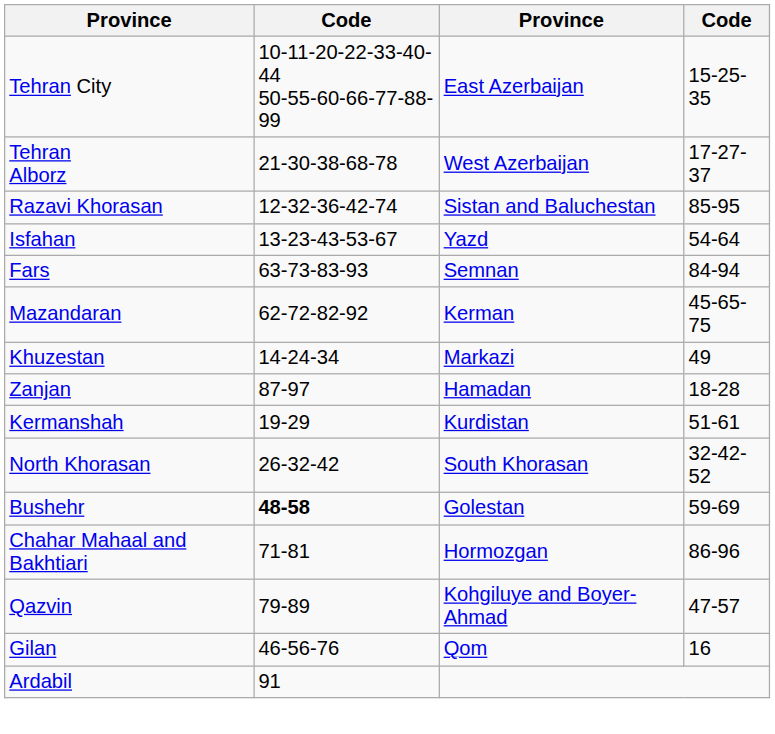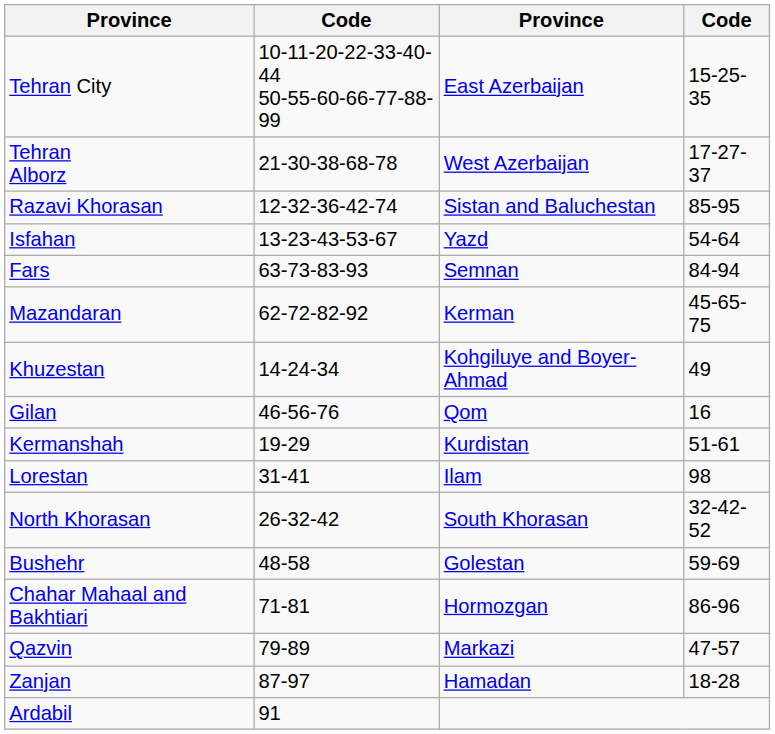(479, 357) Markazi -> (540, 369) Kohgiluye and Boyer-Ahmad
rows swapped: (33, 649) <-> (40, 389)
+ row: (49, 476)
(284, 508) bold -> (284, 562) normal
(540, 606) Kohgiluye and Boyer-Ahmad -> (479, 649) Markazi
